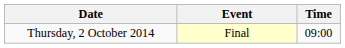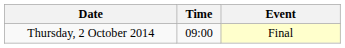columns swapped: (319, 14) <-> (237, 14)
